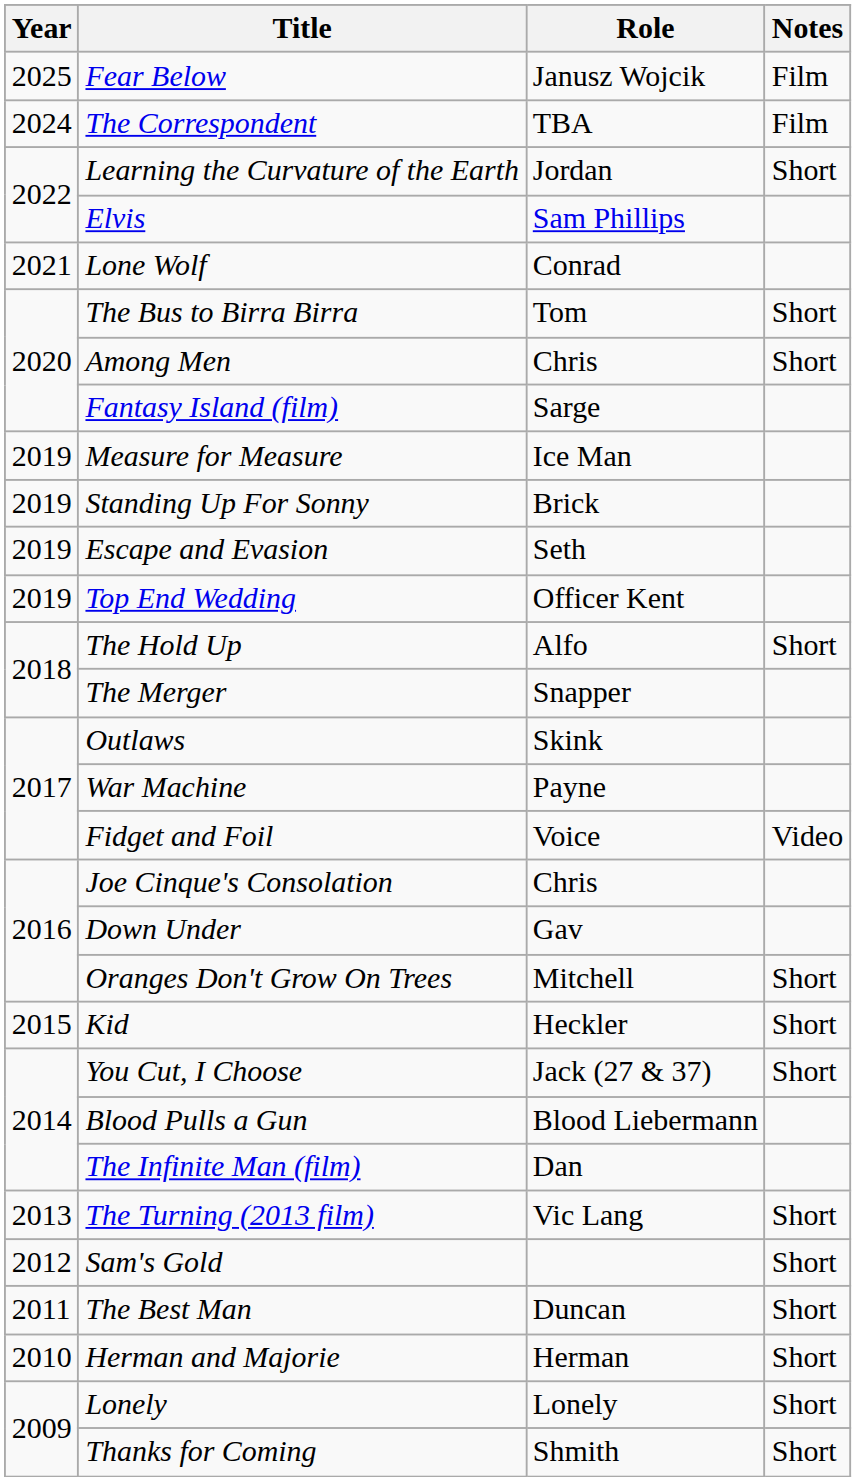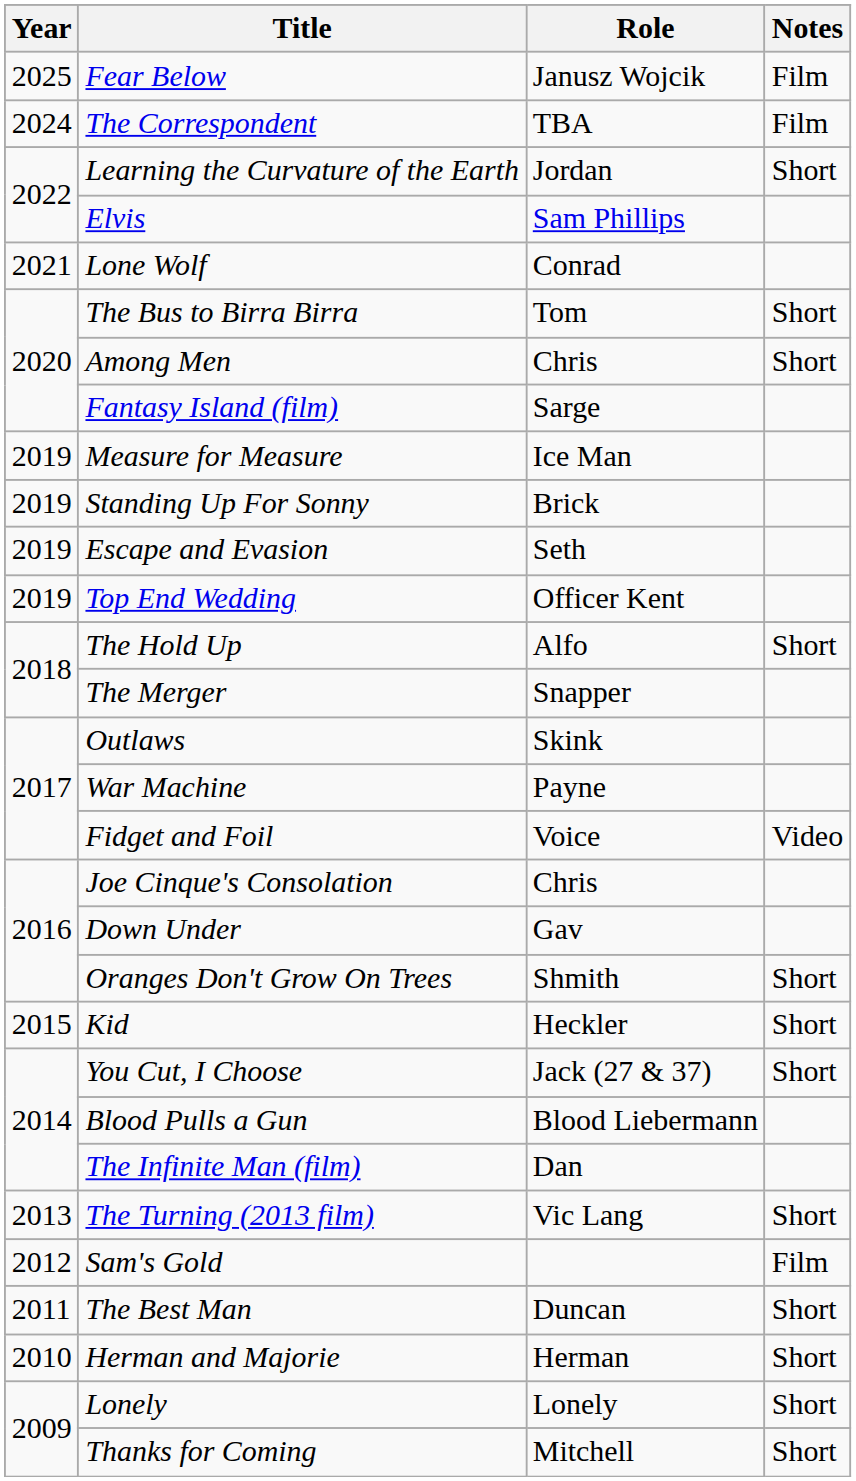(583, 977) Mitchell -> (576, 977) Shmith
(804, 1261) Short -> (800, 1261) Film
(576, 1451) Shmith -> (583, 1451) Mitchell
